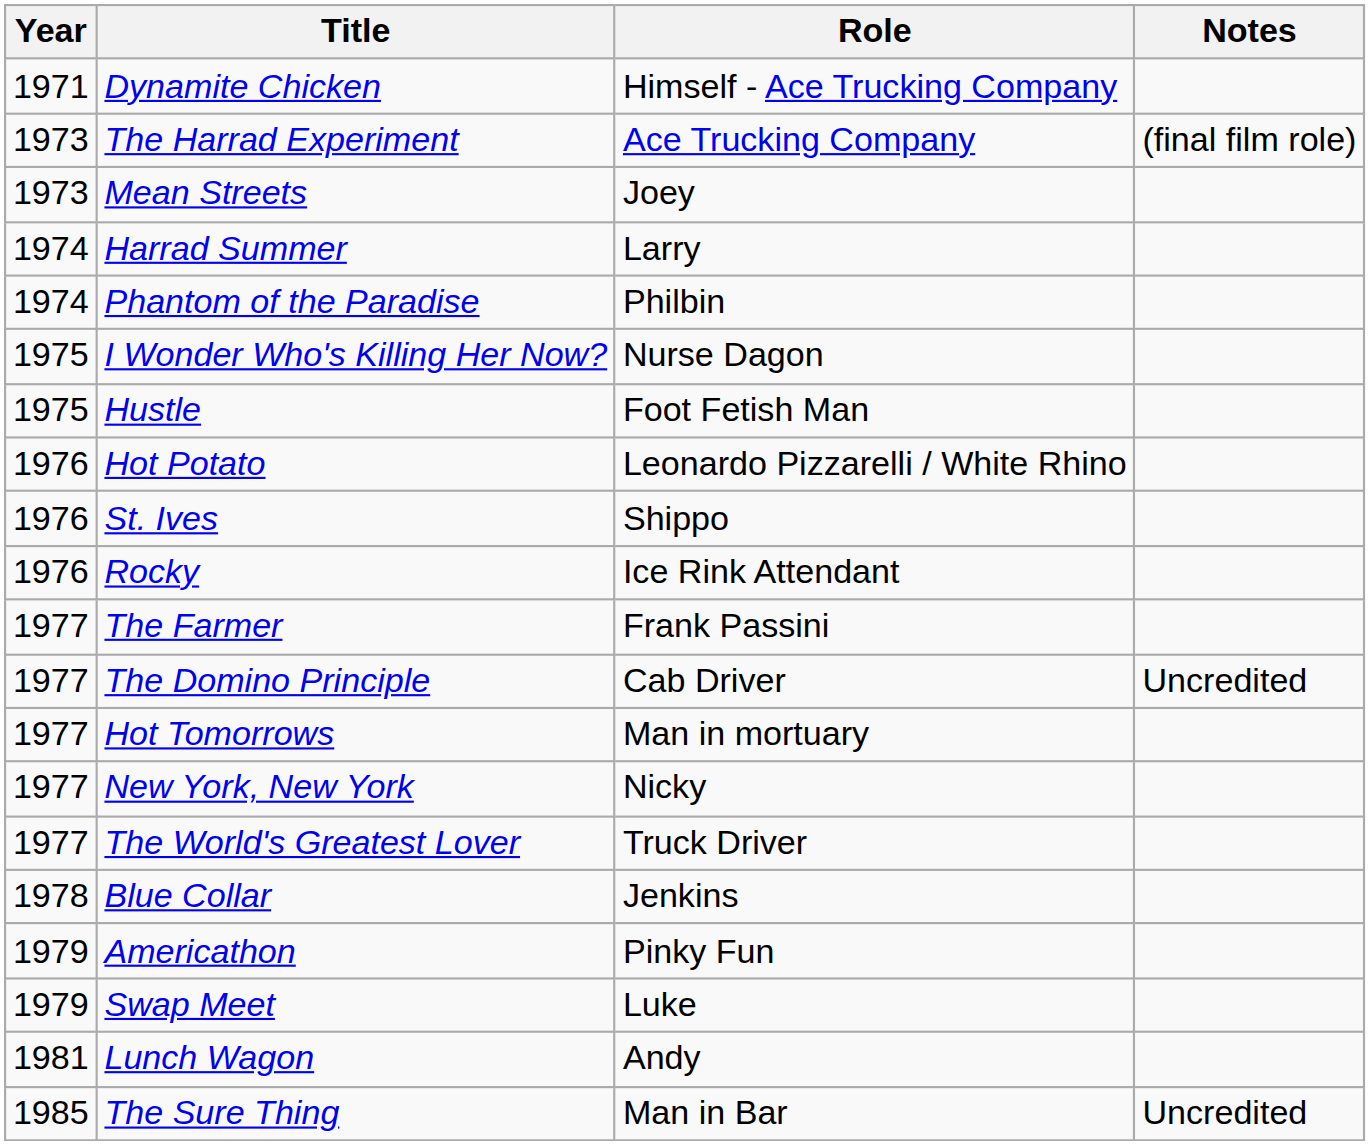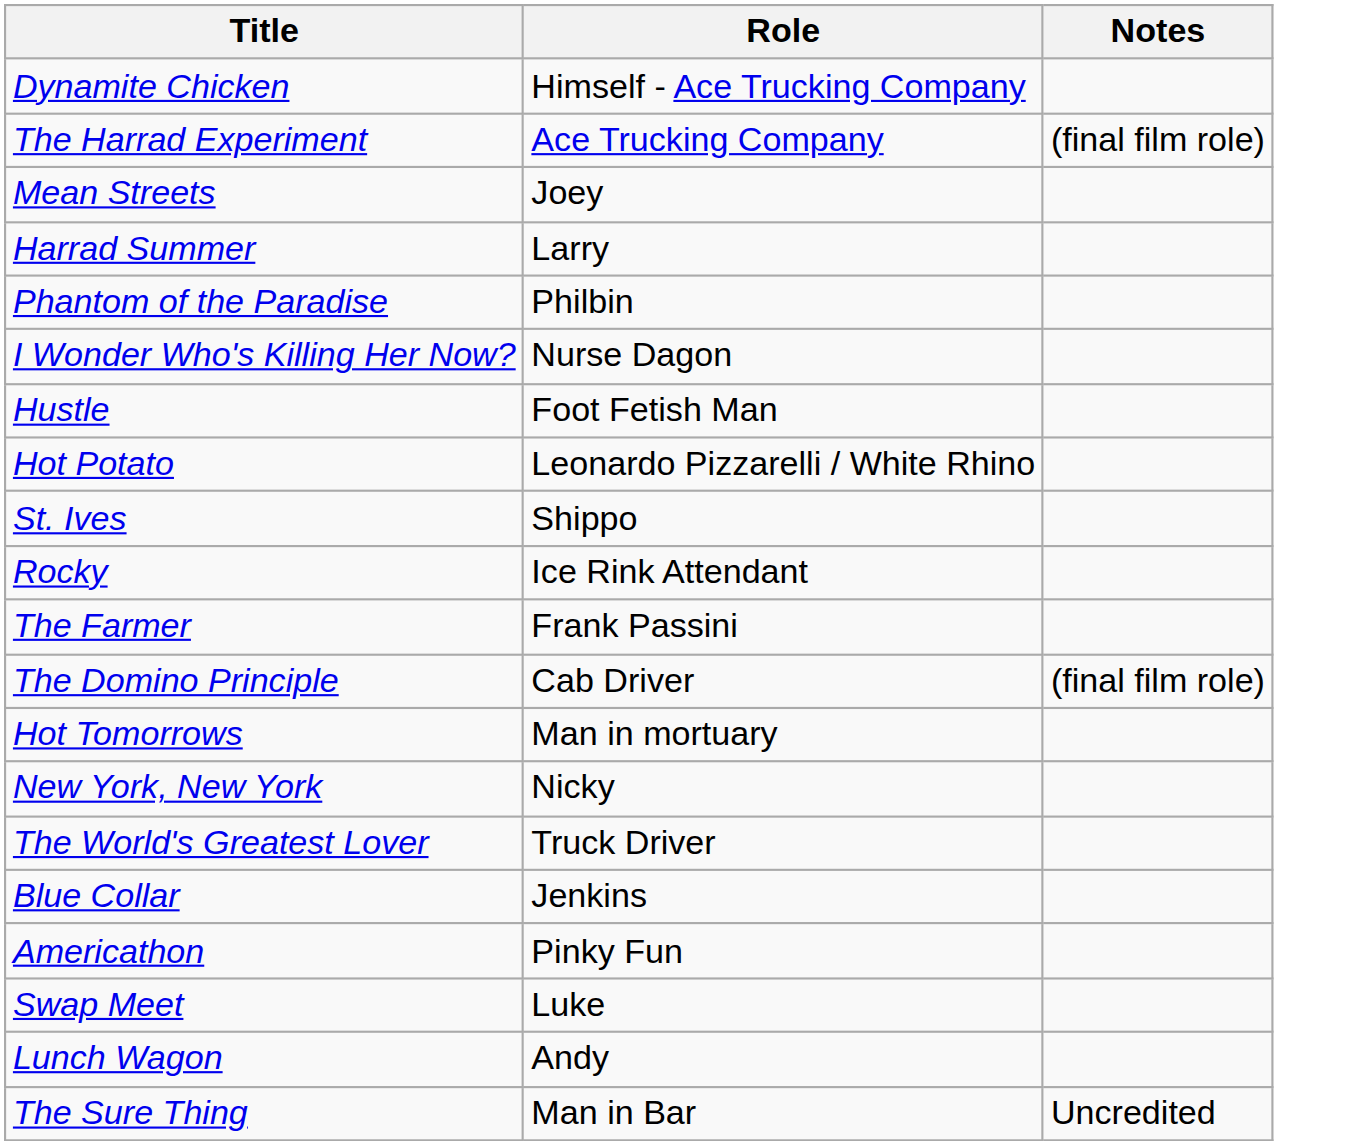- column: (51, 31)
(1225, 680) Uncredited -> (1158, 680) (final film role)
